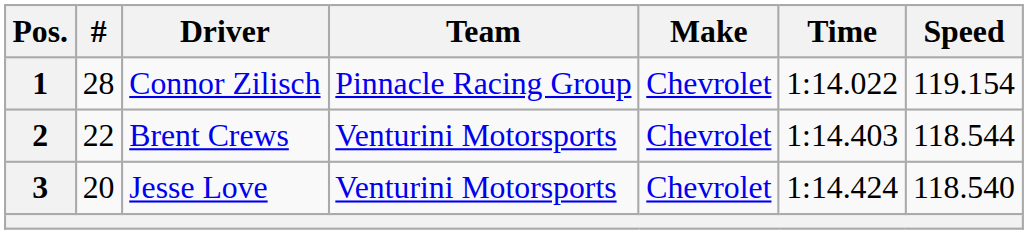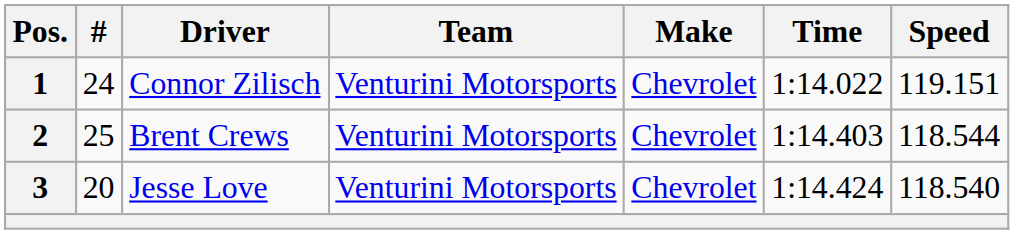(99, 83) 28 -> (99, 83) 24
(483, 83) Pinnacle Racing Group -> (476, 83) Venturini Motorsports
(964, 83) 119.154 -> (949, 83) 119.151
(99, 135) 22 -> (99, 135) 25
